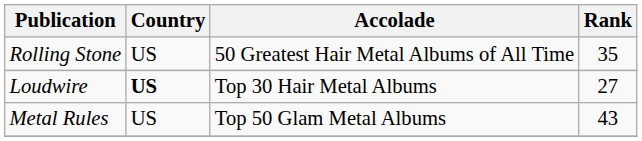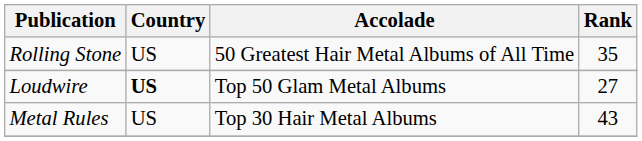(326, 86) Top 30 Hair Metal Albums -> (330, 86) Top 50 Glam Metal Albums
(330, 119) Top 50 Glam Metal Albums -> (326, 119) Top 30 Hair Metal Albums
